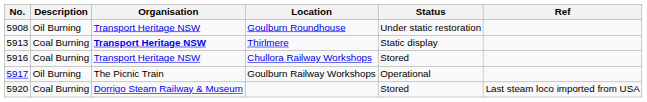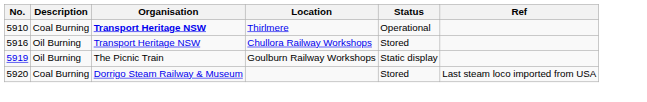- row: (296, 27)
(17, 43) 5913 -> (17, 27) 5910
(409, 43) Static display -> (405, 27) Operational
(61, 58) Coal Burning -> (57, 43) Oil Burning
(17, 74) 5917 -> (17, 58) 5919
(405, 74) Operational -> (409, 58) Static display
